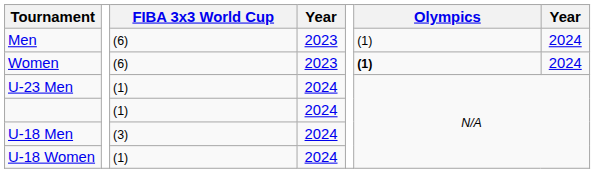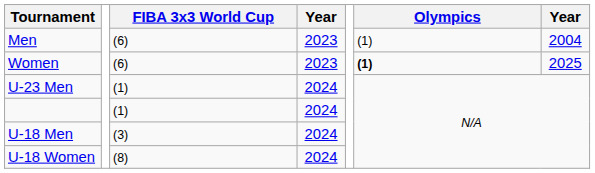(565, 40) 2024 -> (565, 40) 2004
(565, 63) 2024 -> (565, 63) 2025
(121, 158) (1) -> (121, 158) (8)
